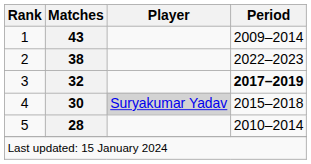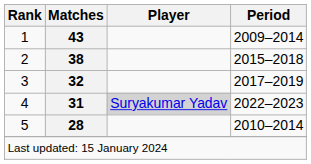(269, 59) 2022–2023 -> (269, 59) 2015–2018
(269, 81) bold -> (269, 81) normal
(76, 103) 30 -> (76, 103) 31
(269, 103) 2015–2018 -> (269, 103) 2022–2023
